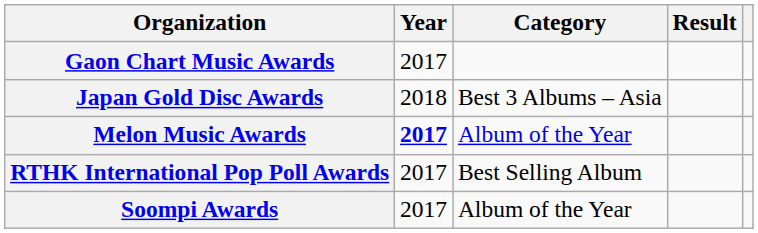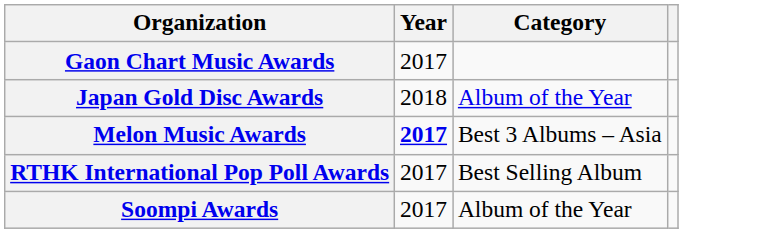- column: (705, 23)
(560, 97) Best 3 Albums – Asia -> (545, 97) Album of the Year
(545, 135) Album of the Year -> (560, 135) Best 3 Albums – Asia
